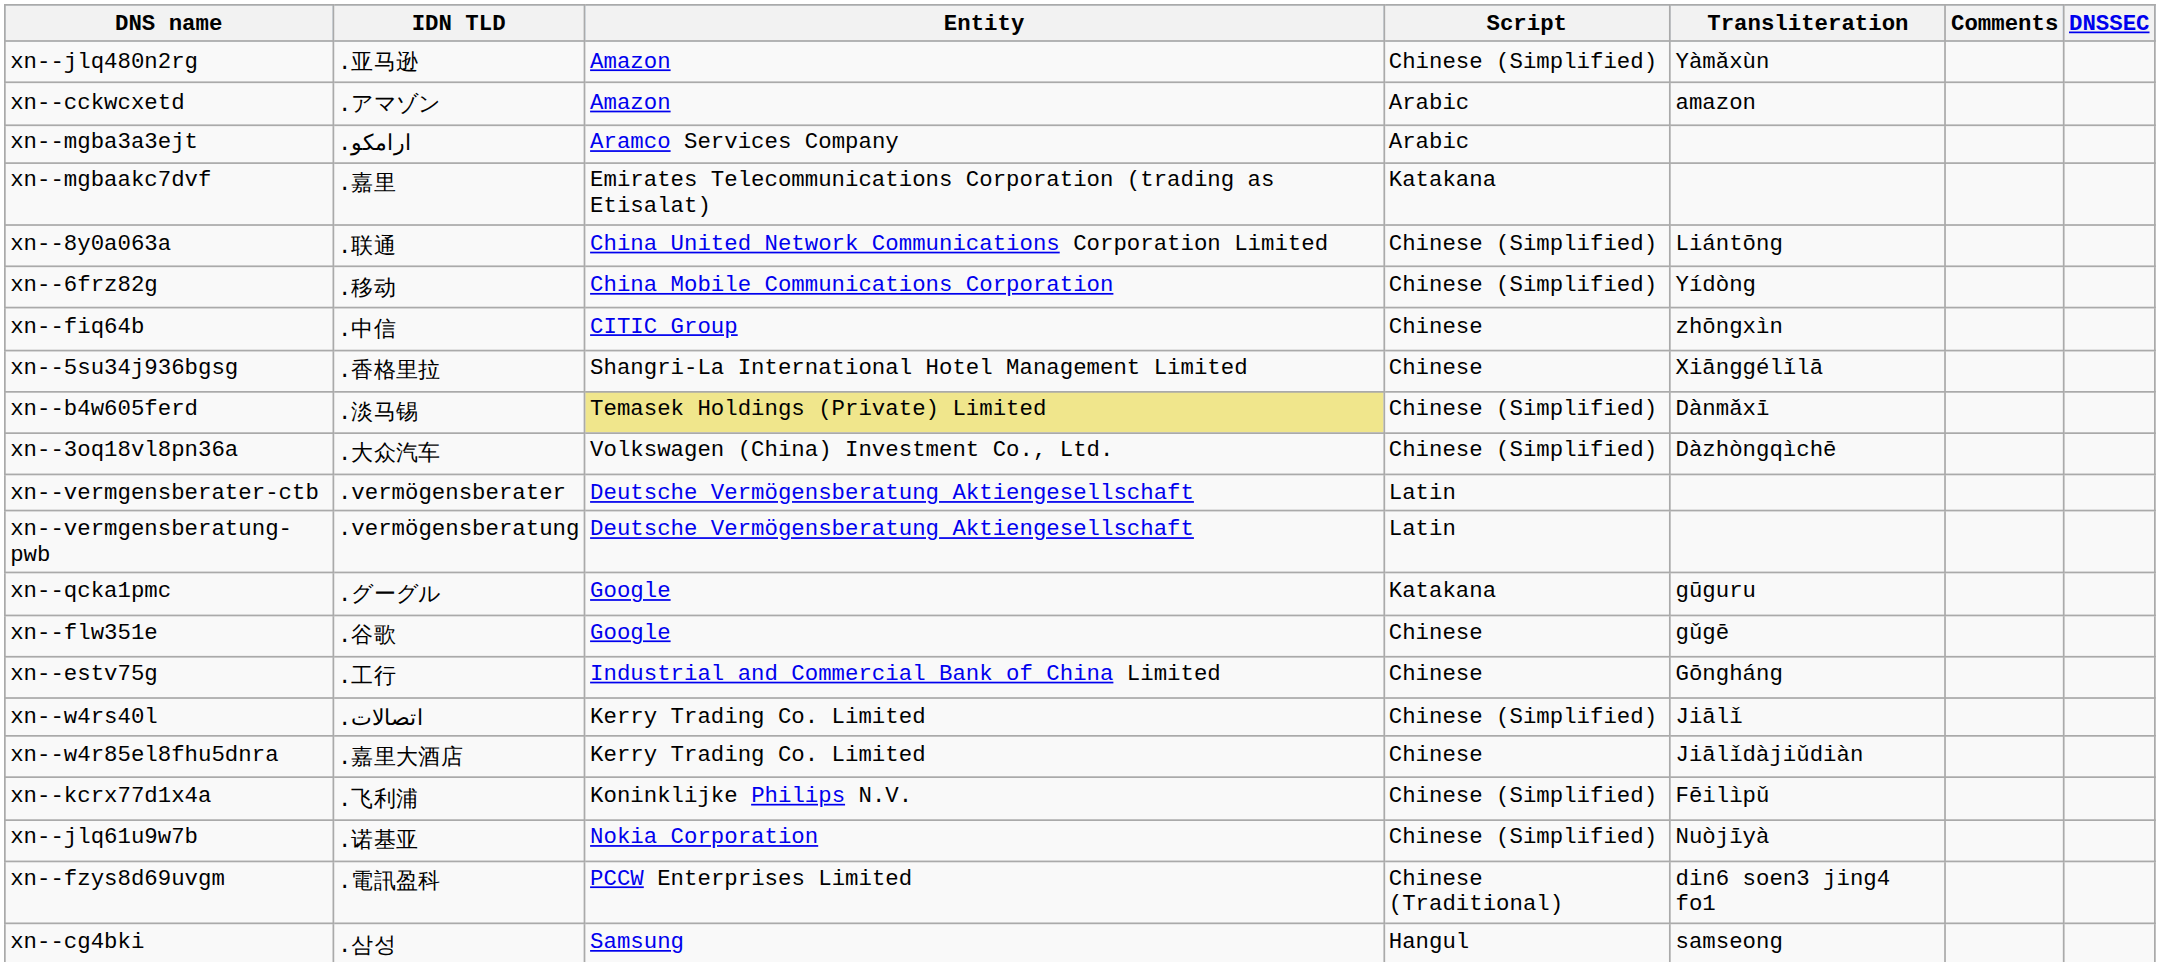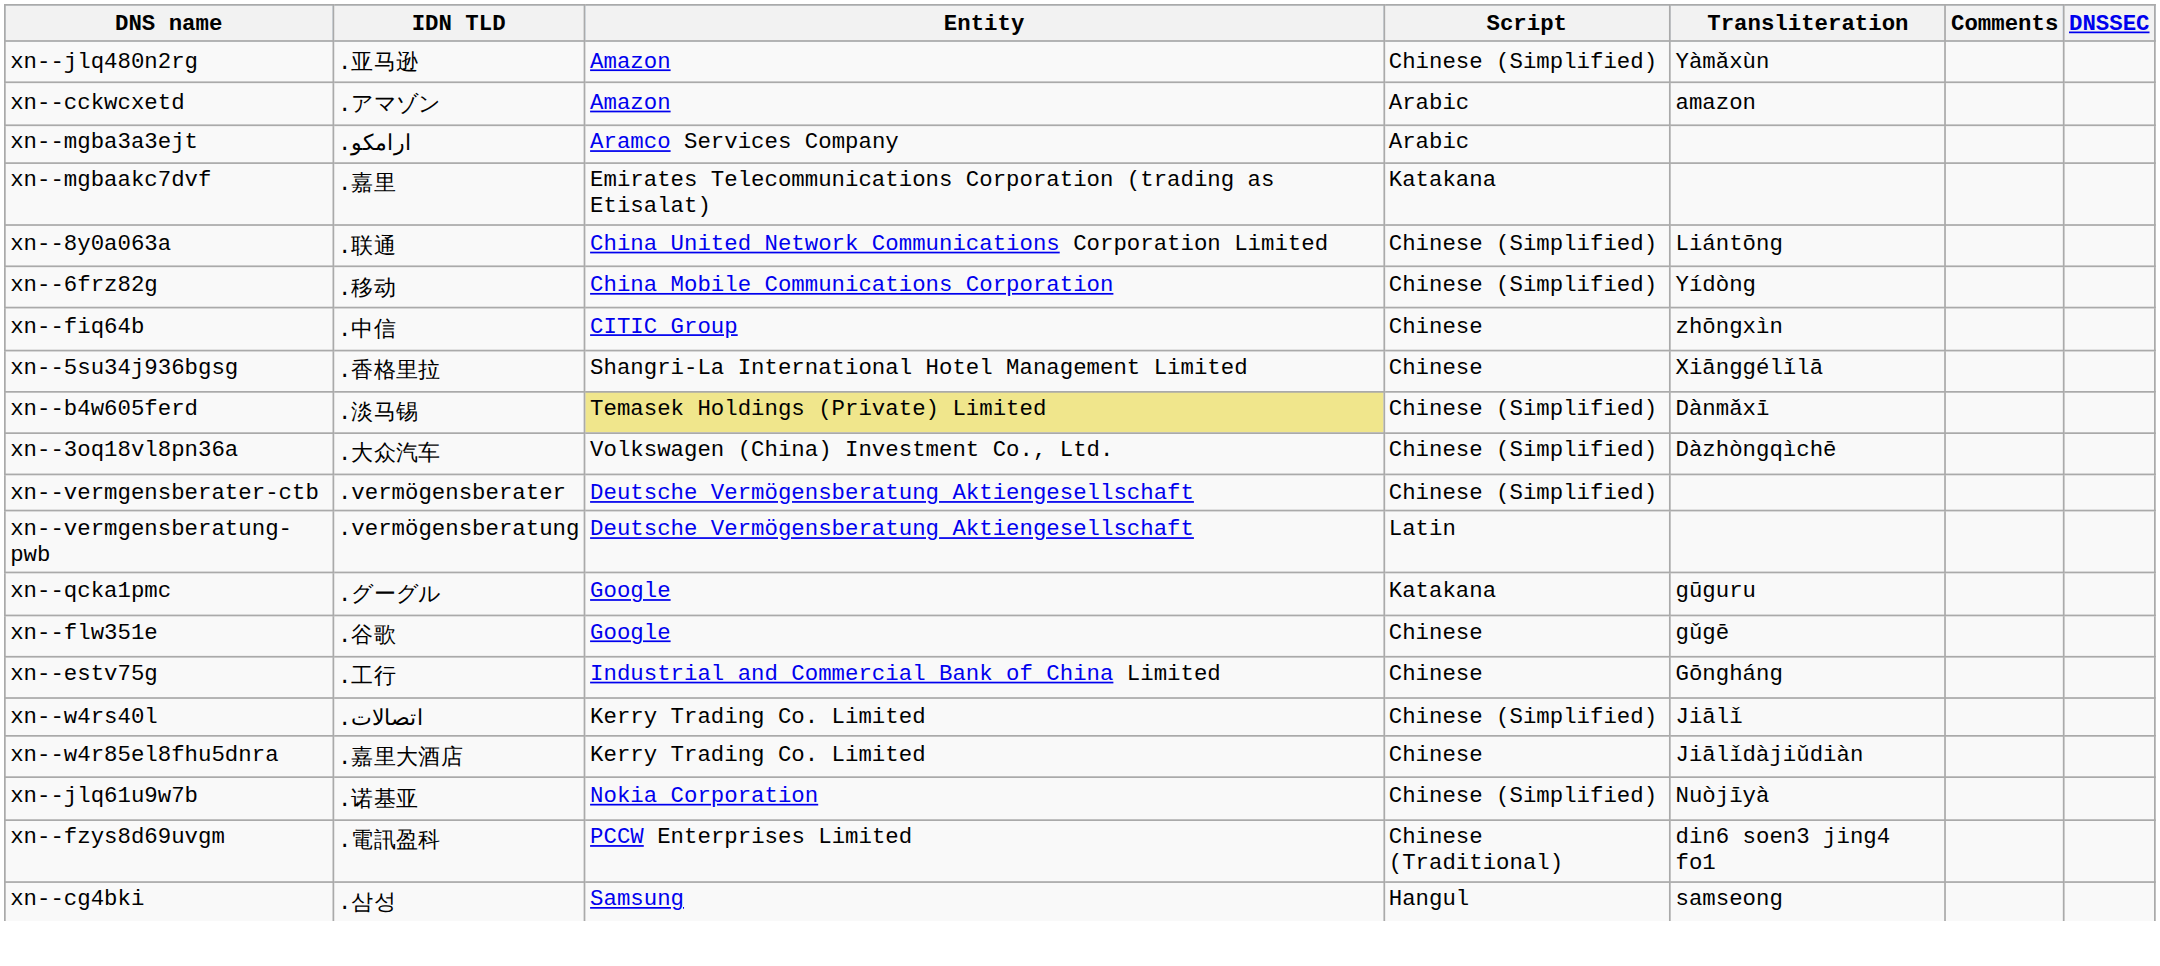(1422, 493) Latin -> (1523, 493) Chinese (Simplified)
- row: (111, 796)
